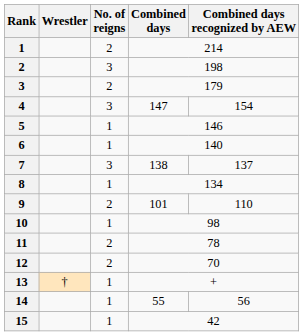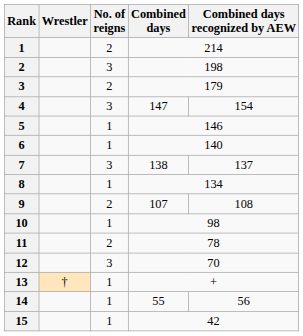(158, 203) 101 -> (158, 203) 107
(244, 203) 110 -> (244, 203) 108
(109, 262) 2 -> (109, 262) 3
